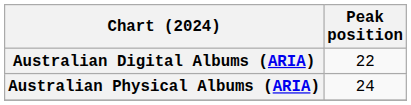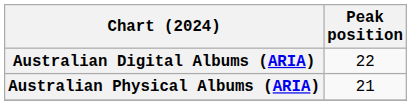(365, 87) 24 -> (365, 87) 21
